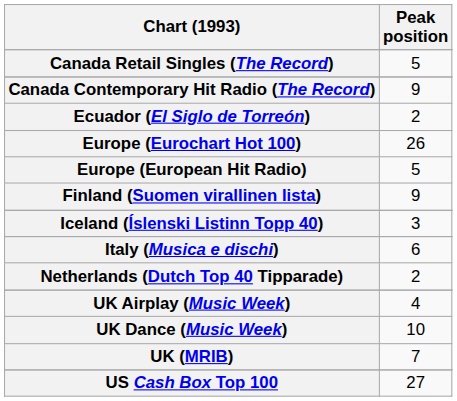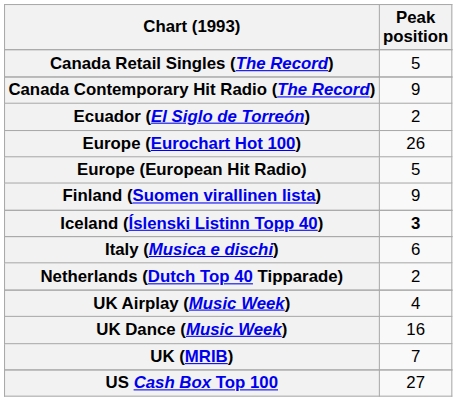(416, 223) normal -> (416, 223) bold
(416, 329) 10 -> (416, 329) 16
